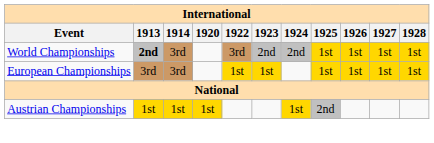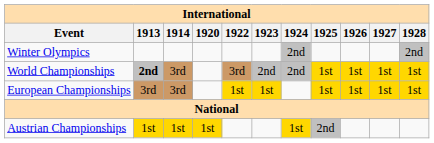+ row: (48, 52)
